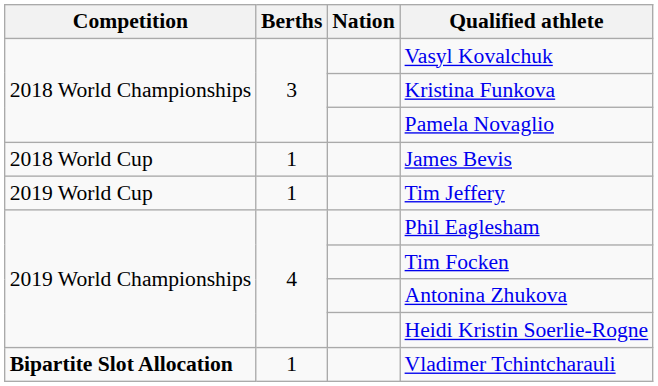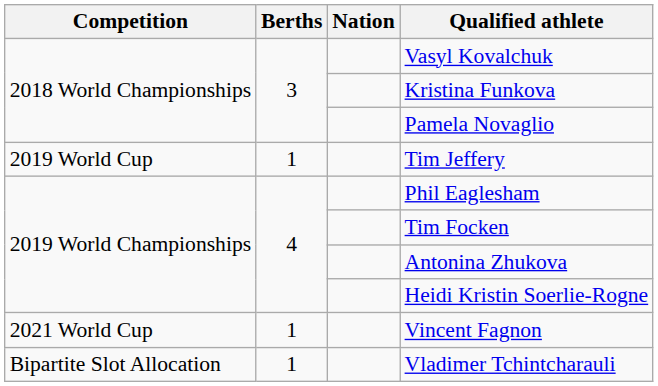- row: (458, 158)
+ row: (473, 329)
(121, 364) bold -> (115, 364) normal
